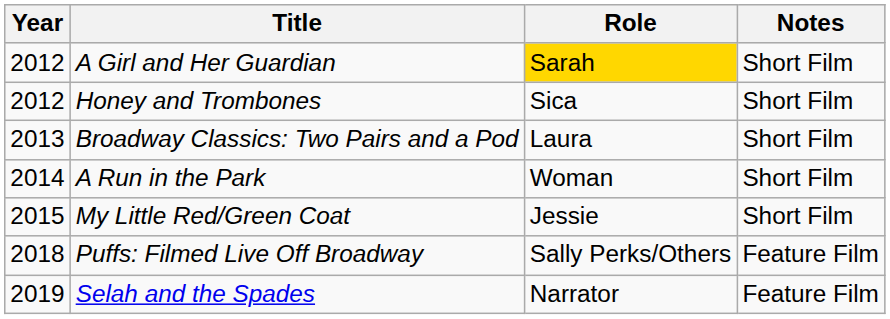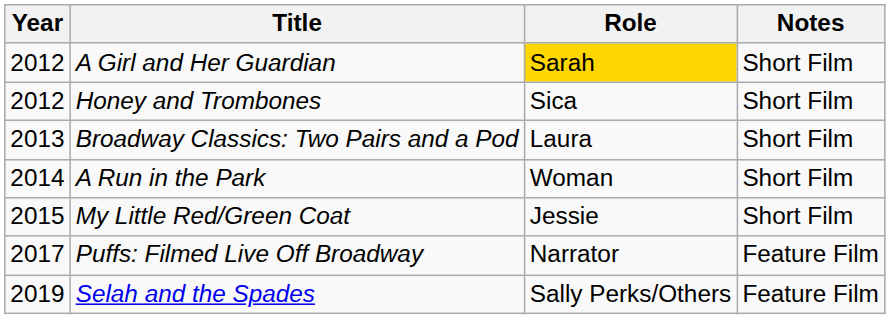(37, 255) 2018 -> (37, 255) 2017
(630, 255) Sally Perks/Others -> (574, 255) Narrator
(574, 293) Narrator -> (630, 293) Sally Perks/Others
